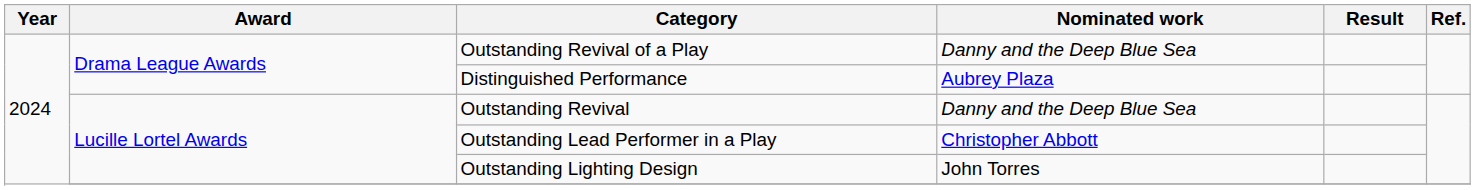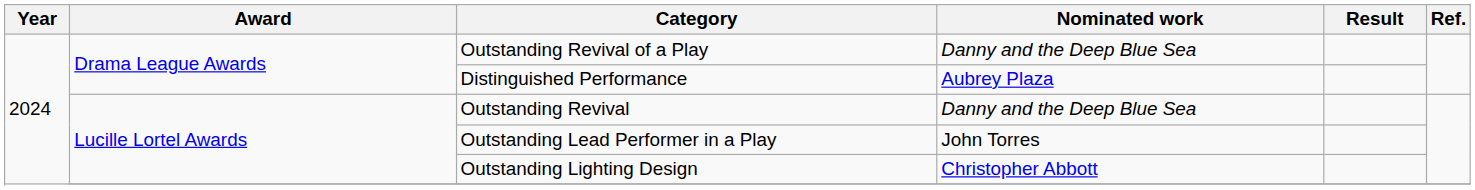(1019, 139) Christopher Abbott -> (990, 139) John Torres
(990, 169) John Torres -> (1019, 169) Christopher Abbott
